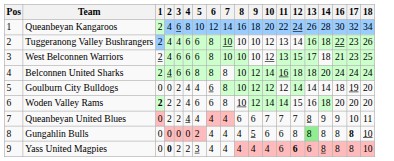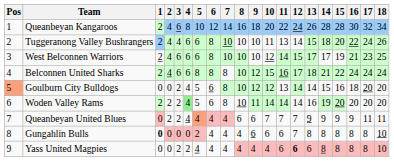+ column: (340, 12)
(270, 42) 12 -> (269, 42) 11
(312, 42) 16 -> (312, 42) 15
(354, 42) 23 -> (368, 42) 24
(284, 57) 13 -> (284, 57) 14
(326, 57) 18 -> (326, 57) 17
(270, 73) 14 -> (270, 73) 15
(298, 73) 18 -> (298, 73) 17
(326, 73) 20 -> (326, 73) 21
(9, 88) no background -> (9, 88) lightsalmon background
(197, 88) 4 -> (197, 88) 5
(284, 88) 12 -> (284, 88) 13
(326, 88) 14 -> (326, 88) 15
(354, 88) 19 -> (368, 88) 20
(160, 103) bold -> (160, 103) normal
(188, 103) no background -> (188, 103) lightgreen background
(197, 103) 6 -> (197, 103) 5
(256, 103) 12 -> (255, 103) 11
(298, 103) 15 -> (298, 103) 14
(326, 103) 18 -> (326, 103) 19
(197, 118) no background -> (197, 118) lightsalmon background
(309, 118) 8 -> (309, 118) 9
(354, 118) 10 -> (368, 118) 11
(160, 133) normal -> (160, 133) bold
(253, 133) 5 -> (253, 133) 6
(295, 133) 8 -> (295, 133) 7
(309, 133) lightgreen background -> (309, 133) no background
(351, 133) bold -> (365, 133) normal
(169, 149) bold -> (169, 149) normal
(197, 149) 3 -> (197, 149) 4
